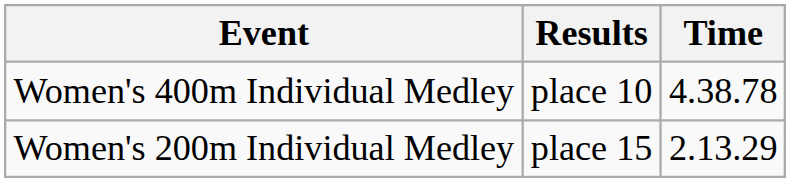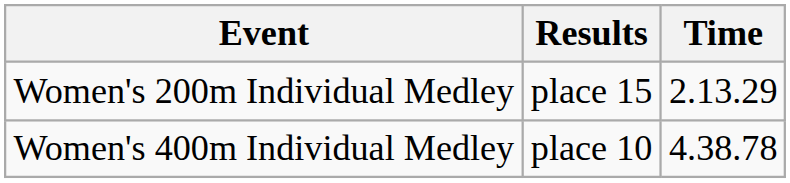rows swapped: (264, 147) <-> (264, 90)
